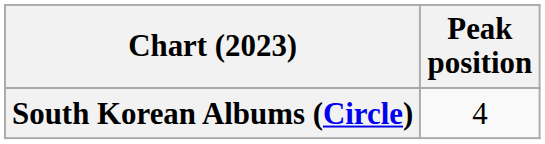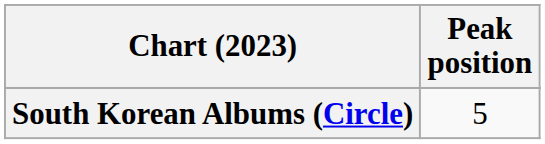(480, 112) 4 -> (480, 112) 5
